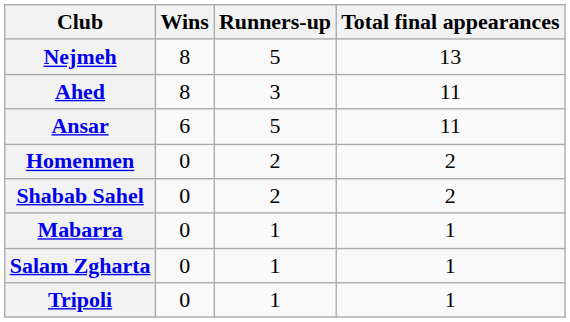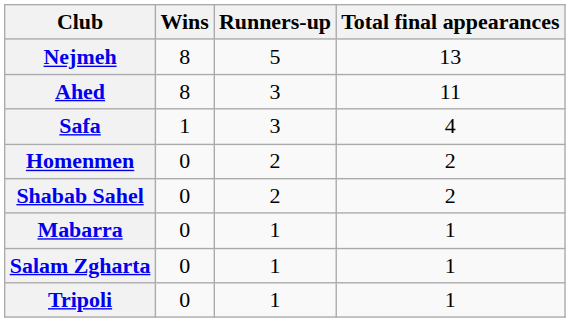- row: (80, 126)
+ row: (80, 126)
